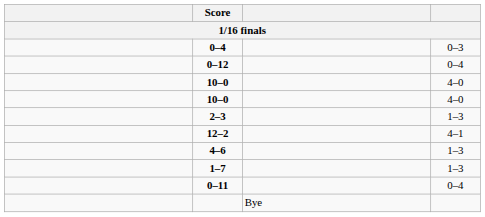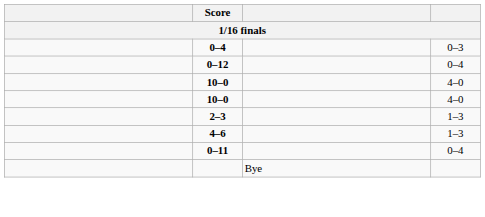- row: (218, 133)
- row: (218, 168)
